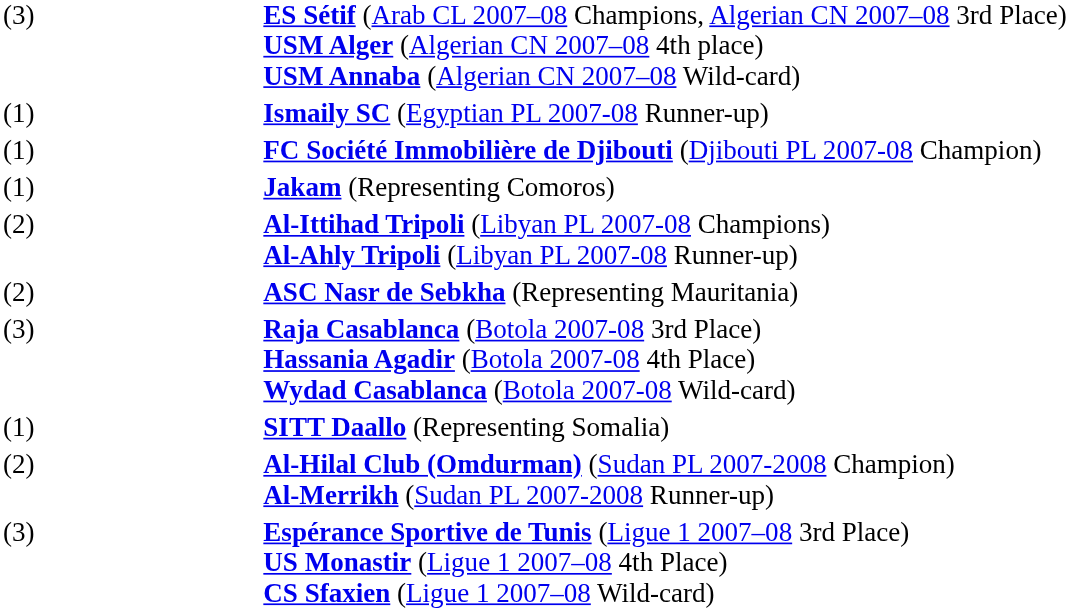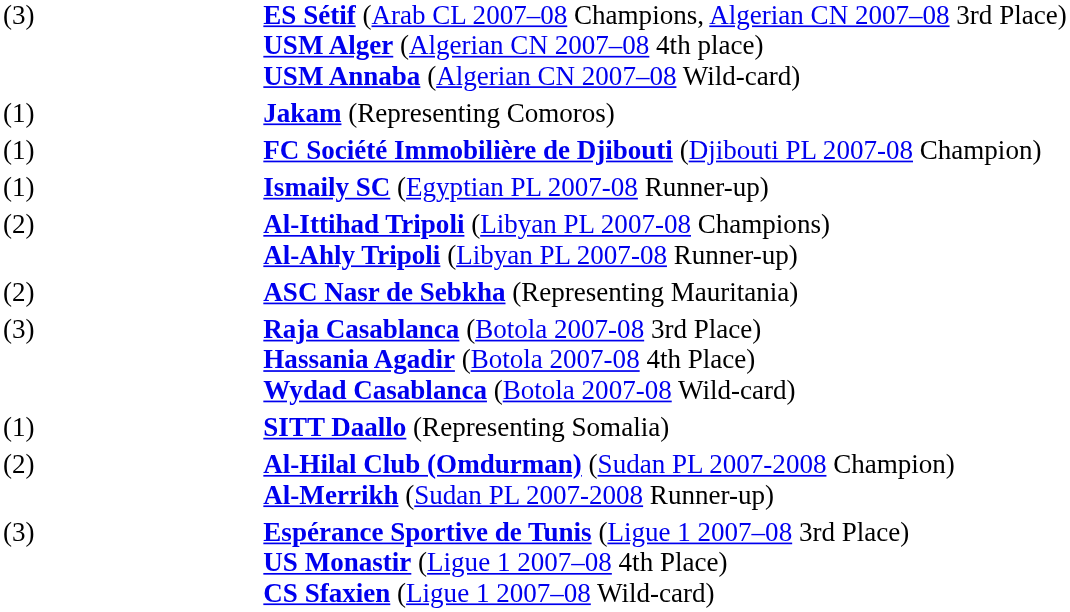rows swapped: (439, 187) <-> (516, 112)
